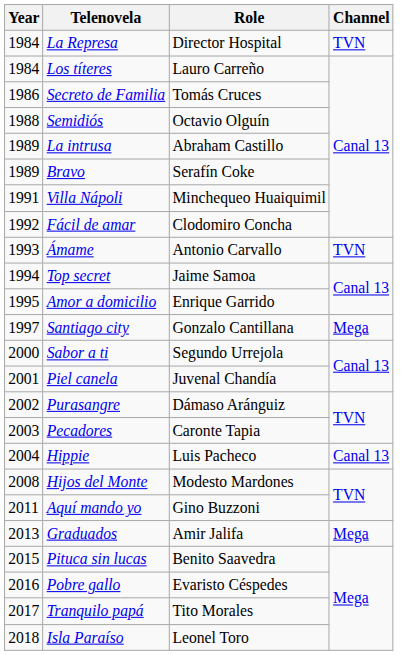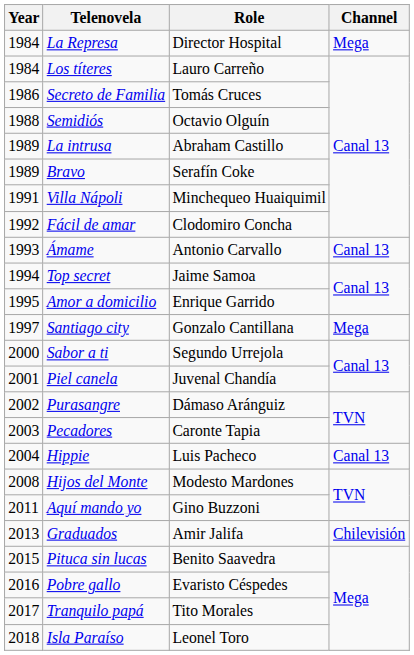(349, 43) TVN -> (351, 43) Mega
(349, 249) TVN -> (361, 249) Canal 13
(351, 533) Mega -> (369, 533) Chilevisión
